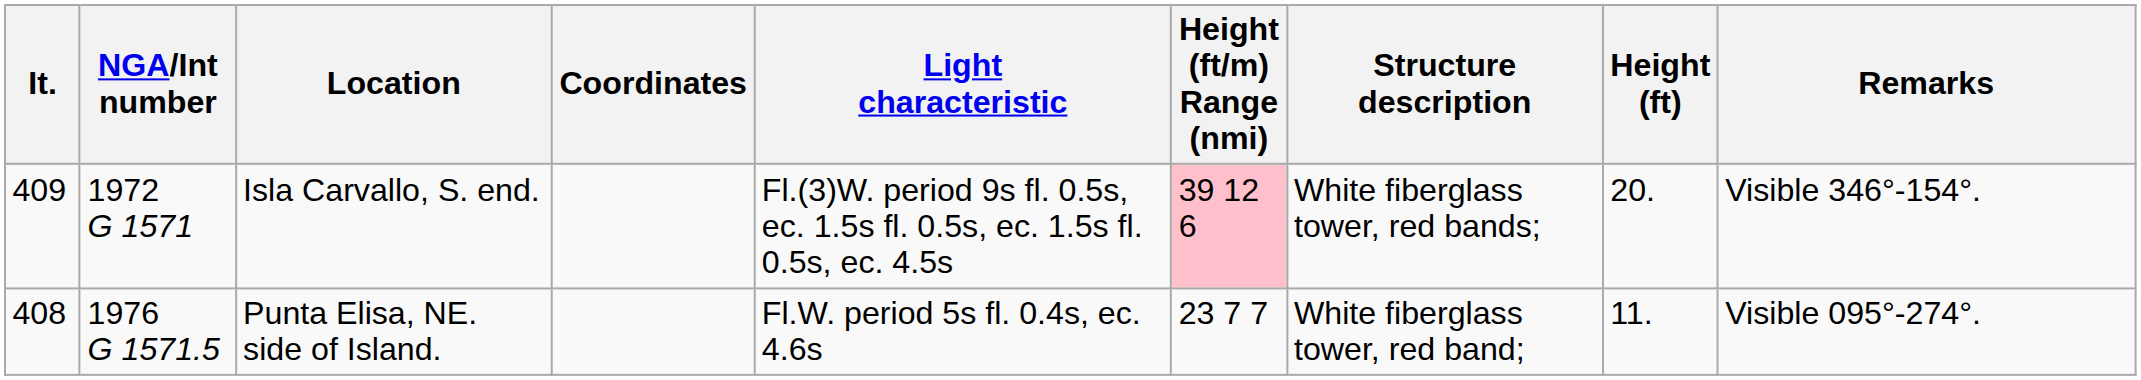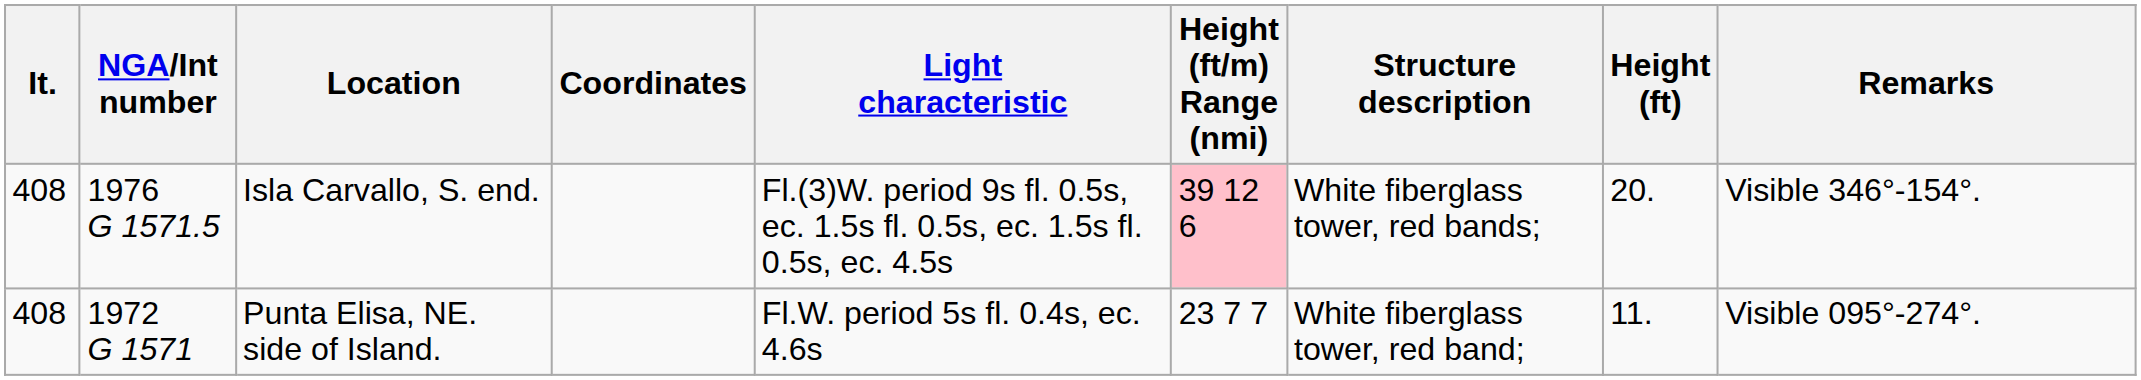(39, 189) 409 -> (39, 189) 408
(140, 207) 1972 G 1571 -> (154, 207) 1976 G 1571.5
(154, 330) 1976 G 1571.5 -> (140, 330) 1972 G 1571
